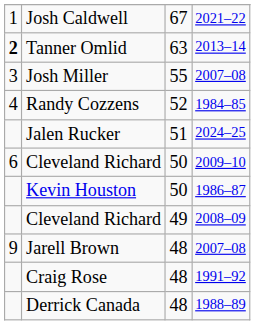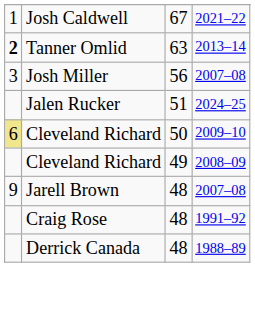(179, 76) 55 -> (179, 76) 56
- row: (83, 104)
(13, 162) no background -> (13, 133) khaki background
- row: (81, 190)
